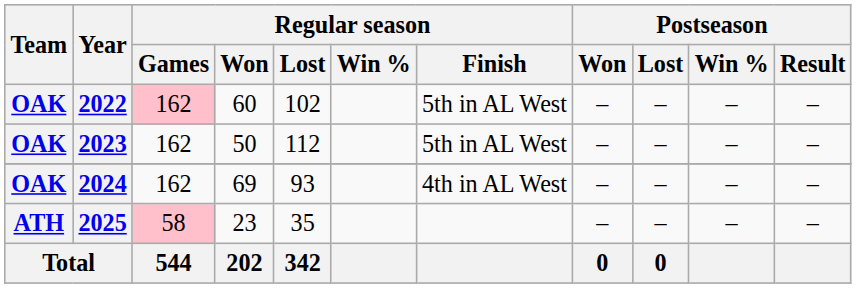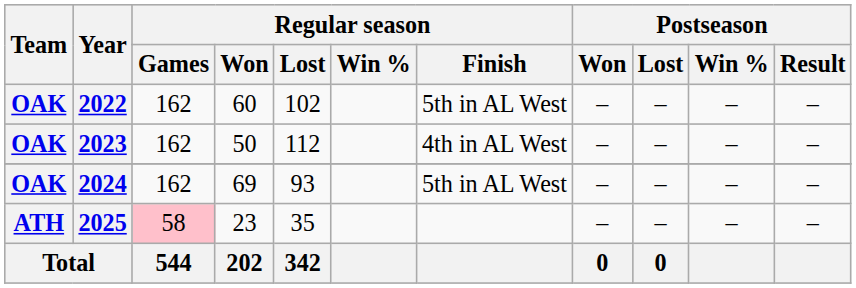(174, 104) pink background -> (174, 104) no background
(495, 144) 5th in AL West -> (495, 144) 4th in AL West
(495, 184) 4th in AL West -> (495, 184) 5th in AL West
